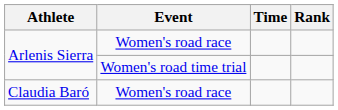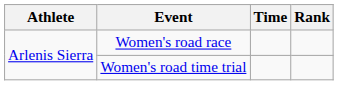- row: (49, 93)
